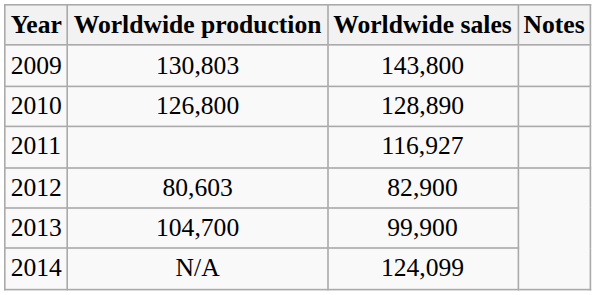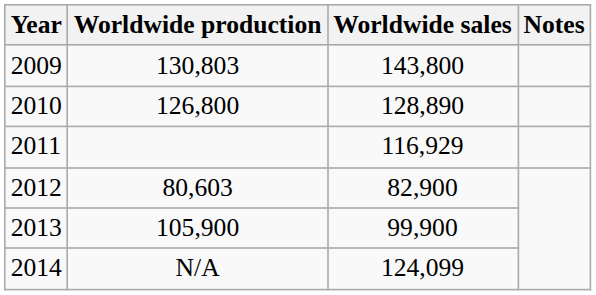(422, 146) 116,927 -> (422, 146) 116,929
(198, 227) 104,700 -> (198, 227) 105,900
